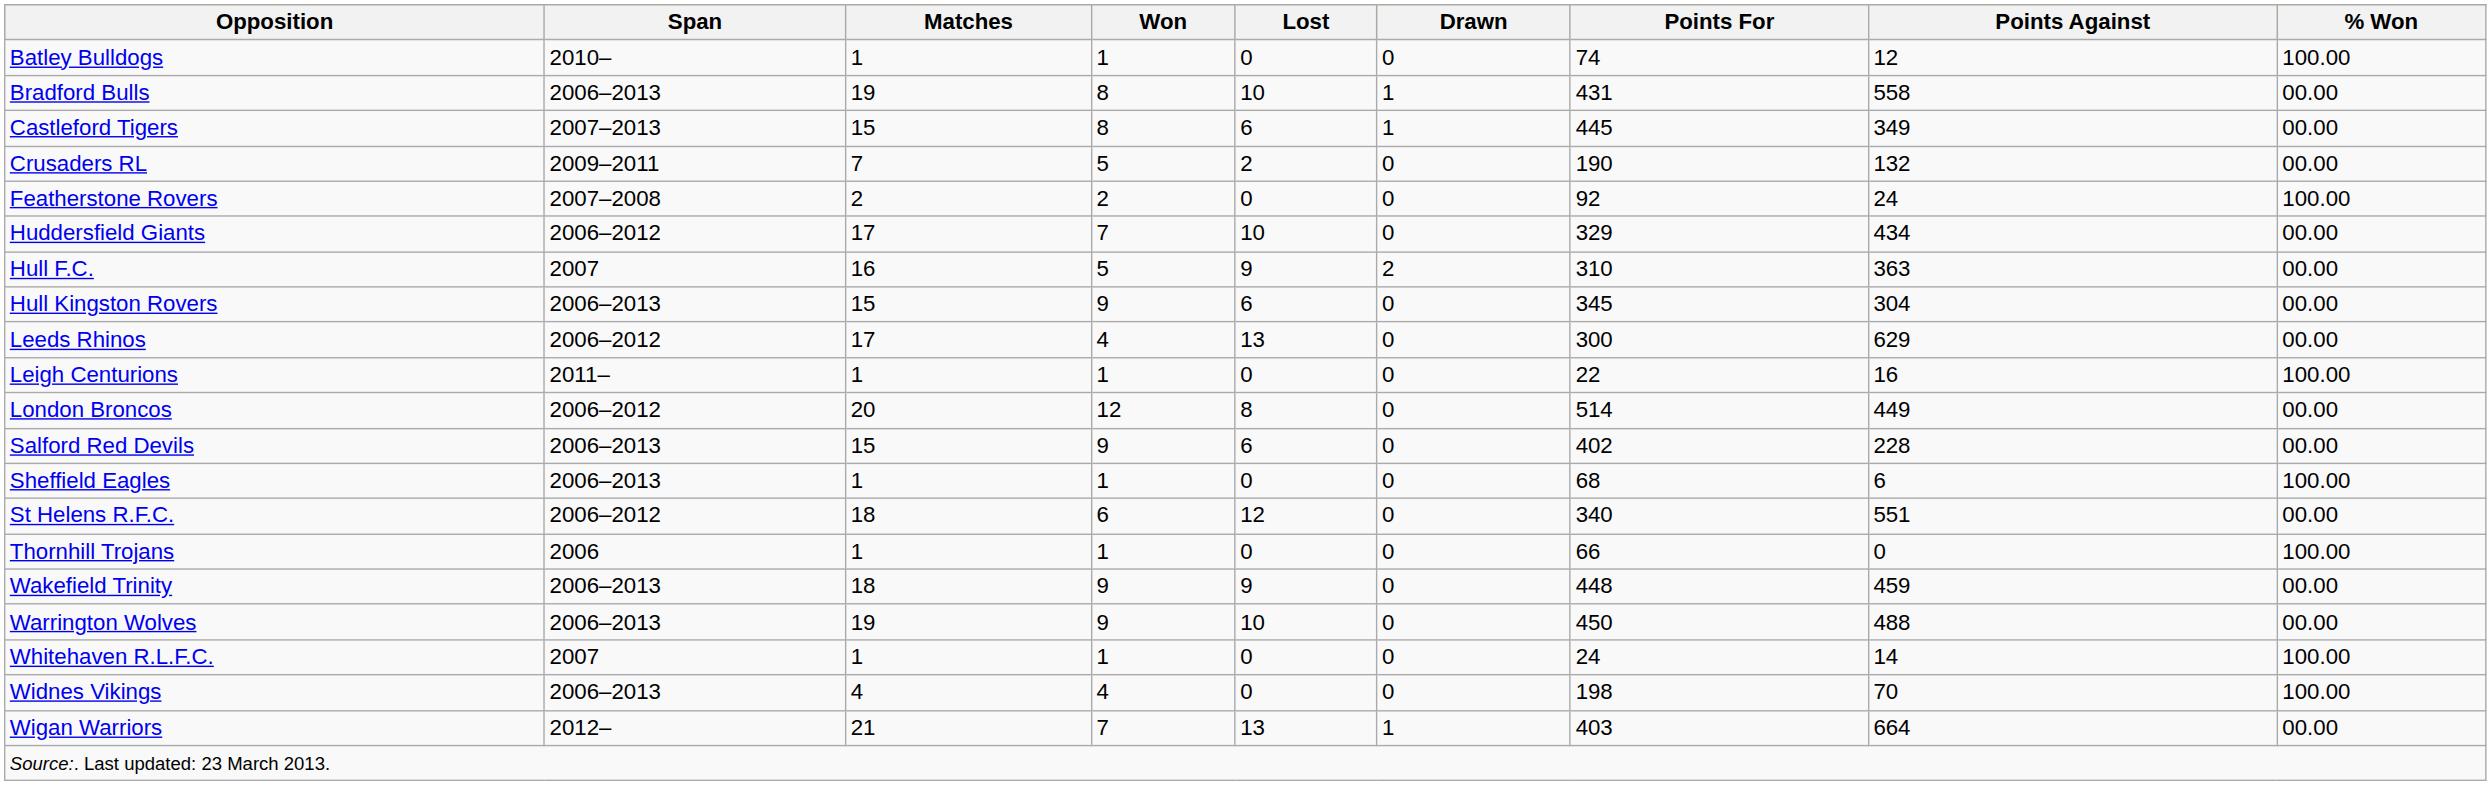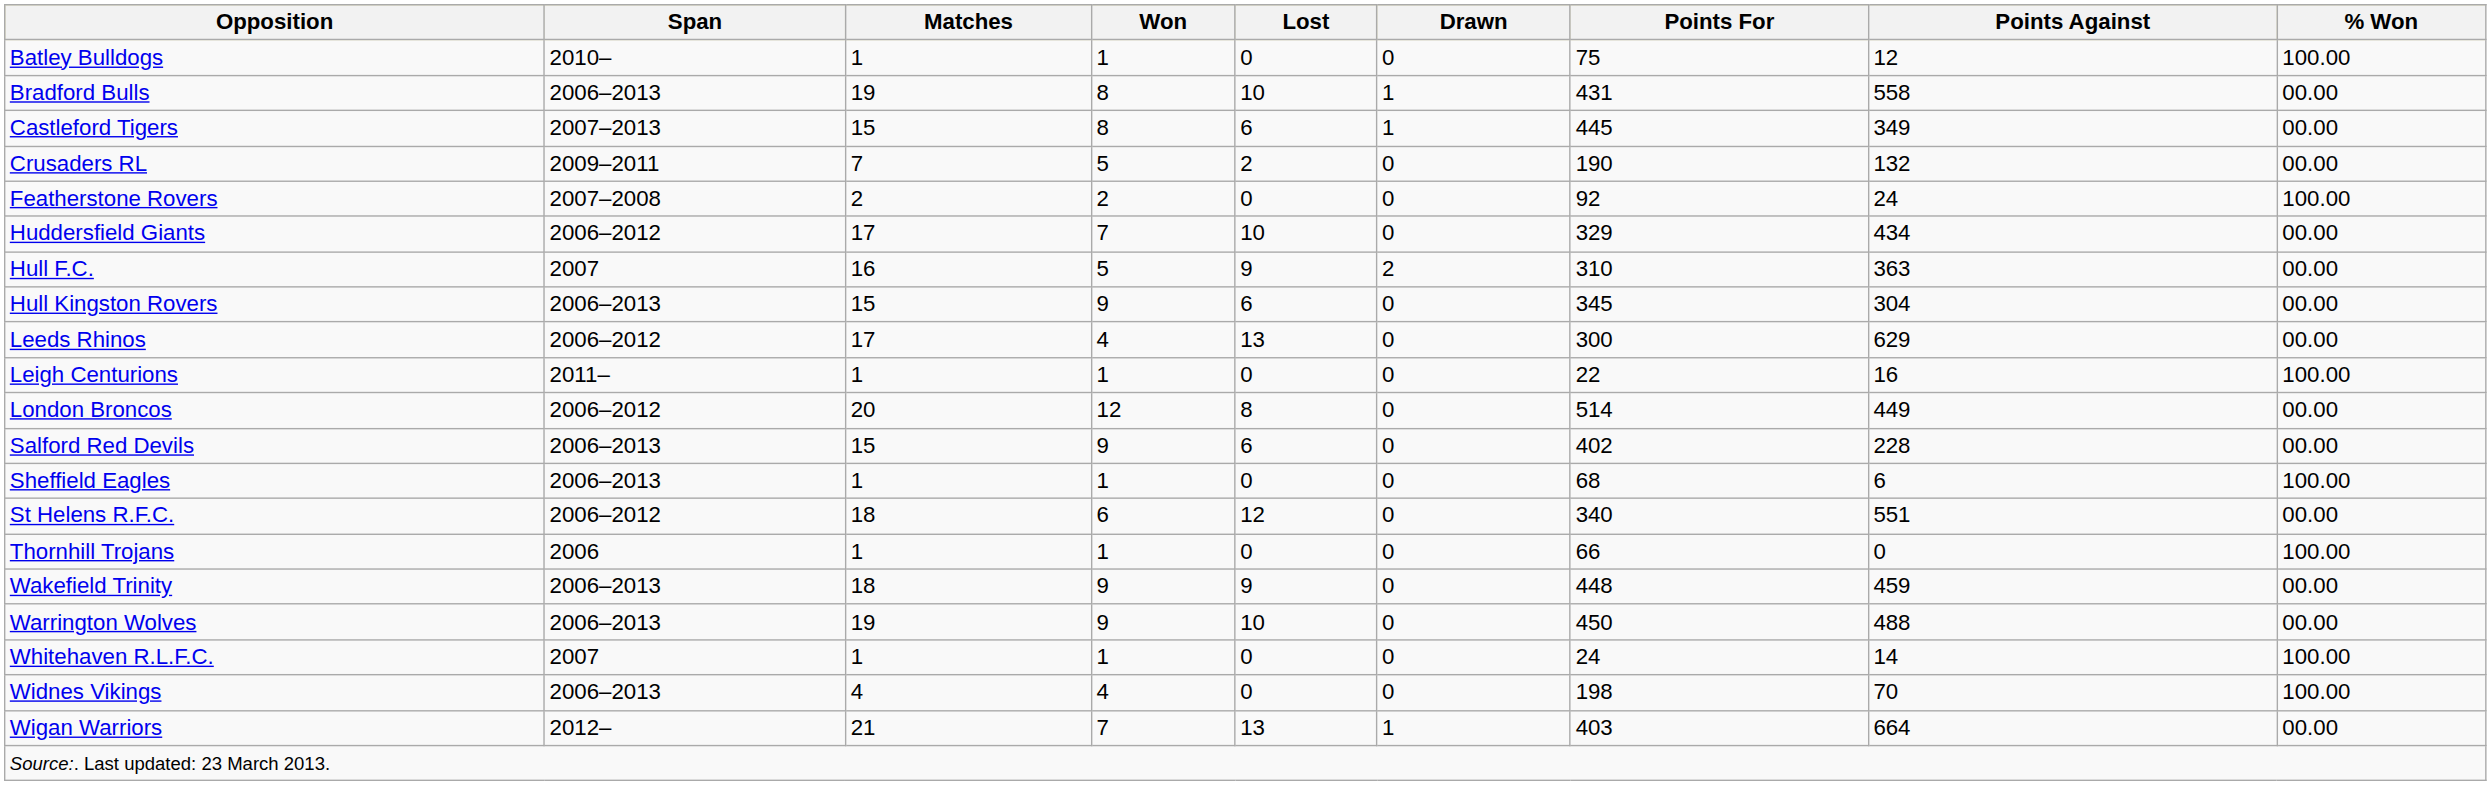(1588, 57) 74 -> (1588, 57) 75
